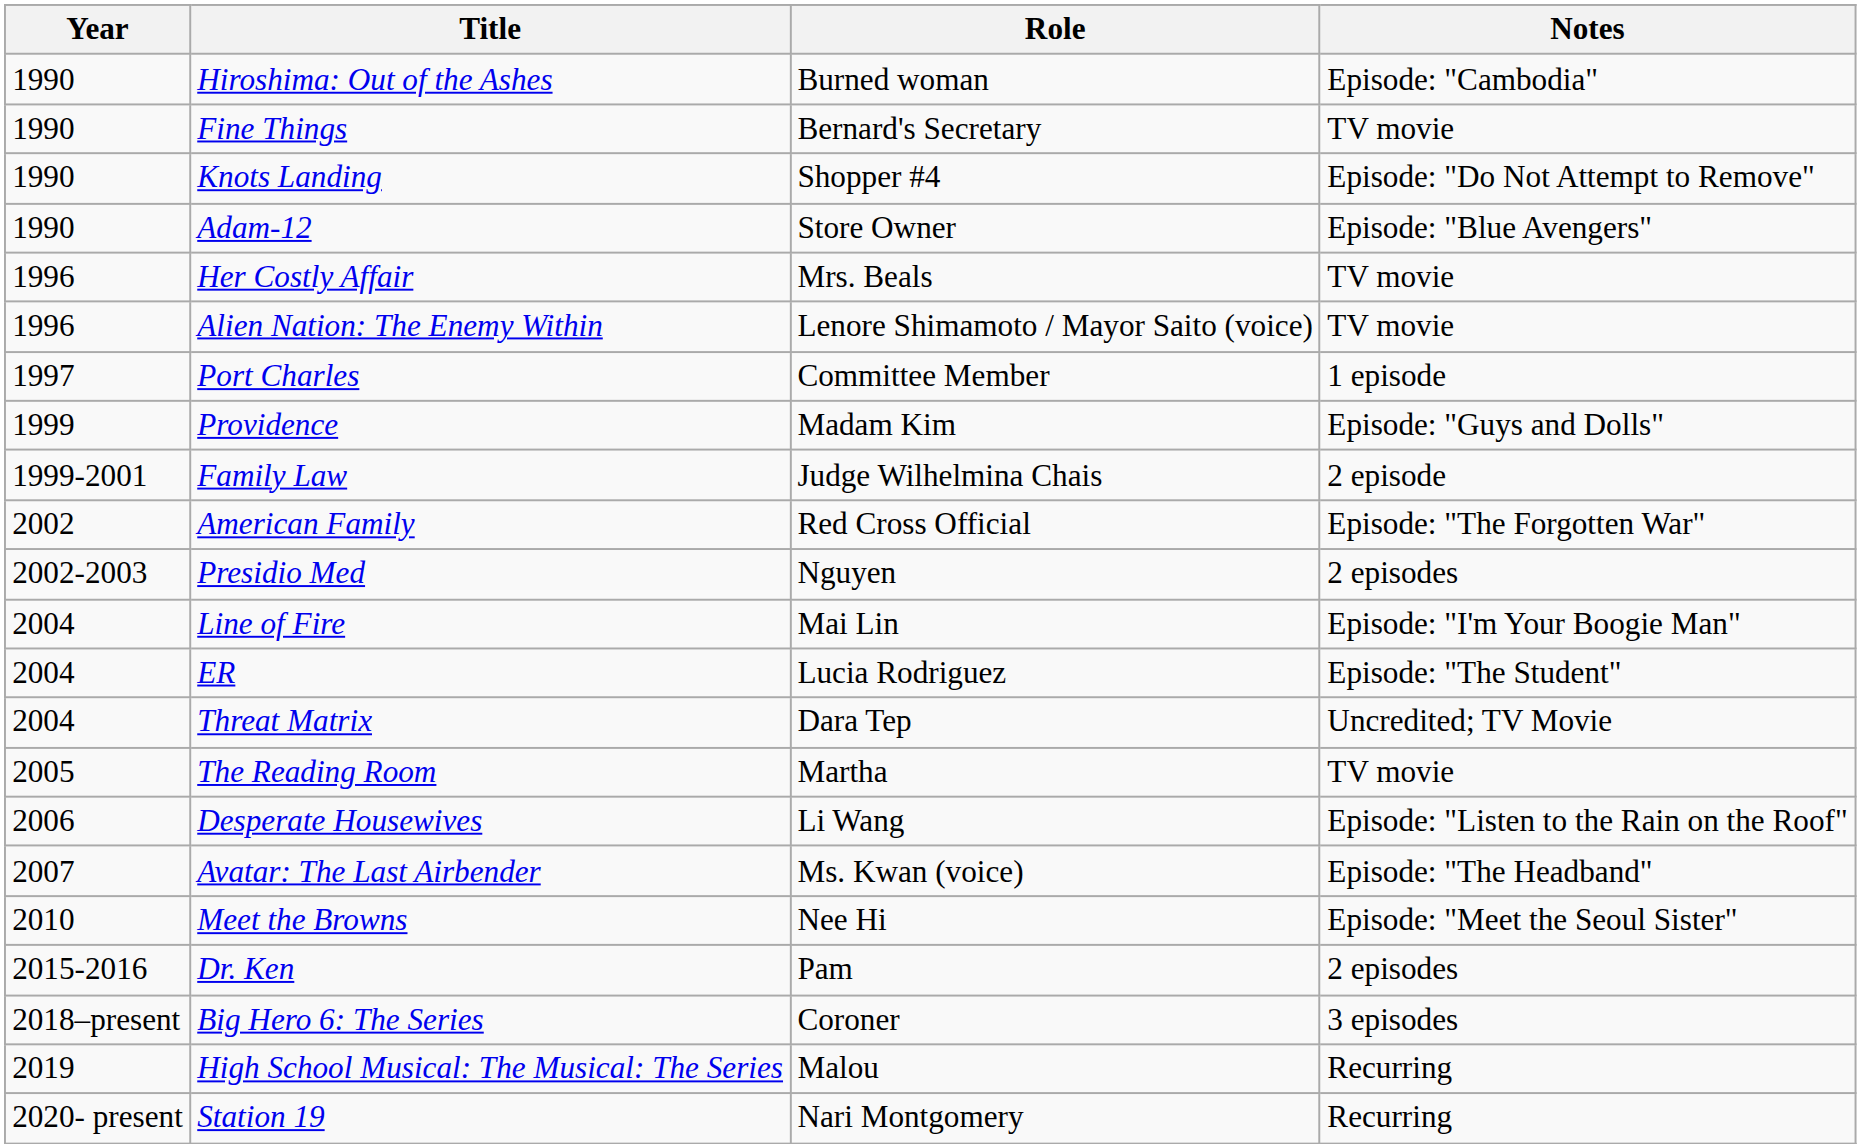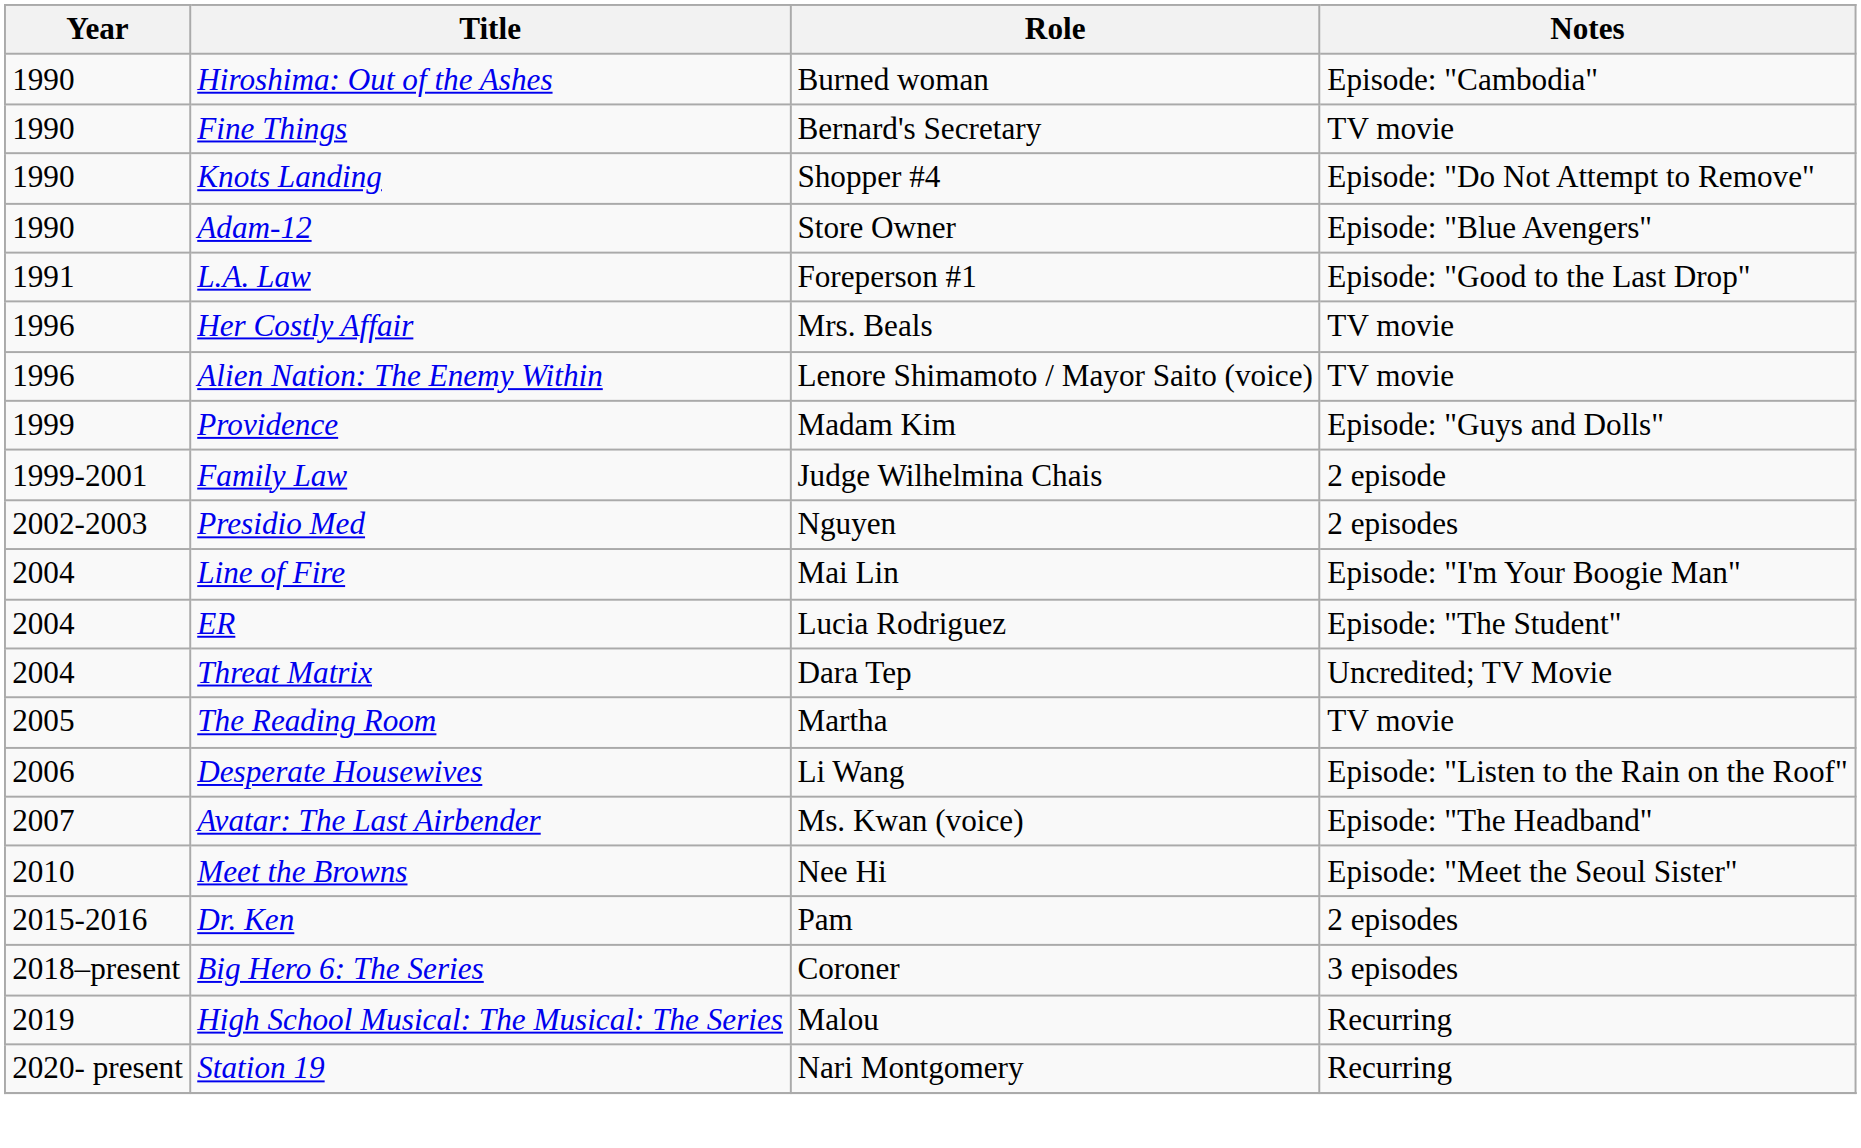+ row: (254, 276)
- row: (278, 375)
- row: (306, 524)
